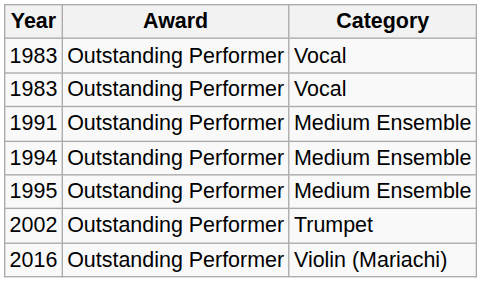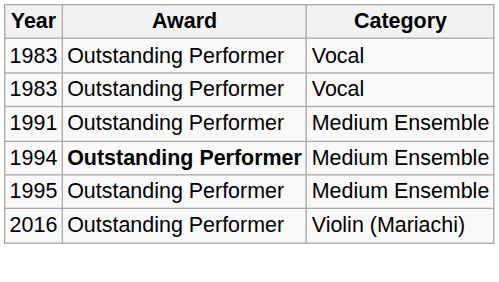(176, 157) normal -> (185, 157) bold
- row: (33, 225)
